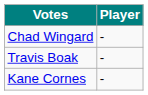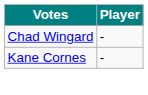- row: (43, 57)
